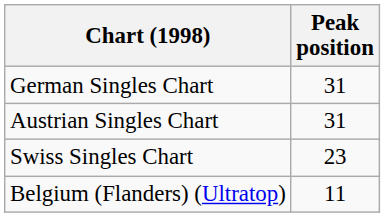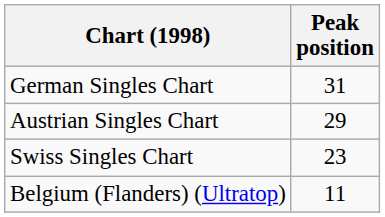(335, 120) 31 -> (335, 120) 29
